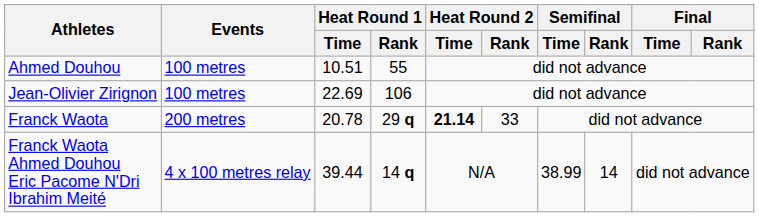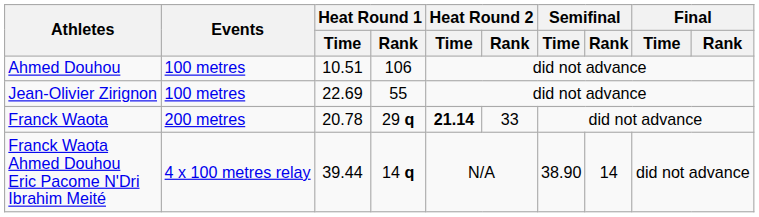(398, 69) 55 -> (398, 69) 106
(398, 94) 106 -> (398, 94) 55
(561, 172) 38.99 -> (561, 172) 38.90
